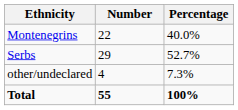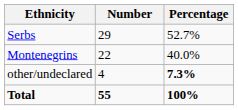rows swapped: (21, 54) <-> (42, 34)
(180, 74) normal -> (181, 74) bold
